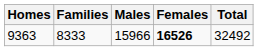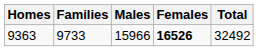(71, 35) 8333 -> (71, 35) 9733
